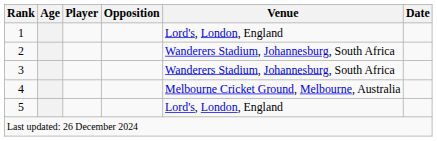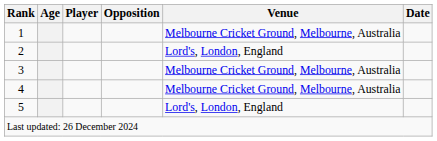(224, 32) Lord's, London, England -> (283, 32) Melbourne Cricket Ground, Melbourne, Australia
(280, 51) Wanderers Stadium, Johannesburg, South Africa -> (224, 51) Lord's, London, England
(280, 70) Wanderers Stadium, Johannesburg, South Africa -> (283, 70) Melbourne Cricket Ground, Melbourne, Australia
